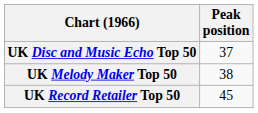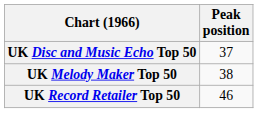(226, 96) 45 -> (226, 96) 46
